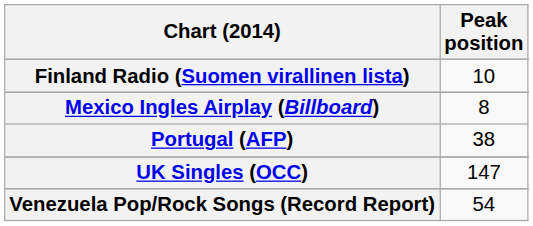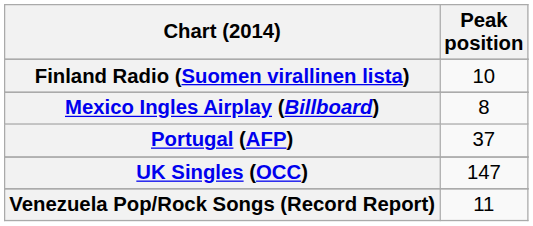(484, 140) 38 -> (484, 140) 37
(484, 204) 54 -> (484, 204) 11
